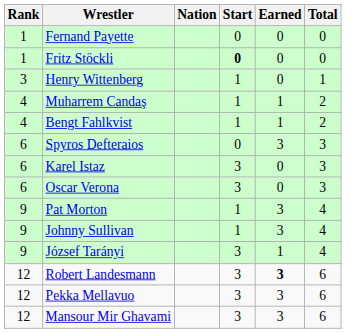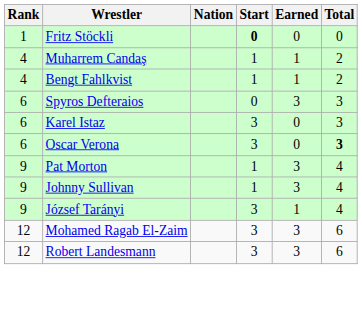- row: (90, 36)
- row: (94, 79)
(323, 187) normal -> (339, 144) bold
+ row: (117, 230)
(280, 274) bold -> (297, 252) normal
- row: (90, 295)
- row: (108, 317)
